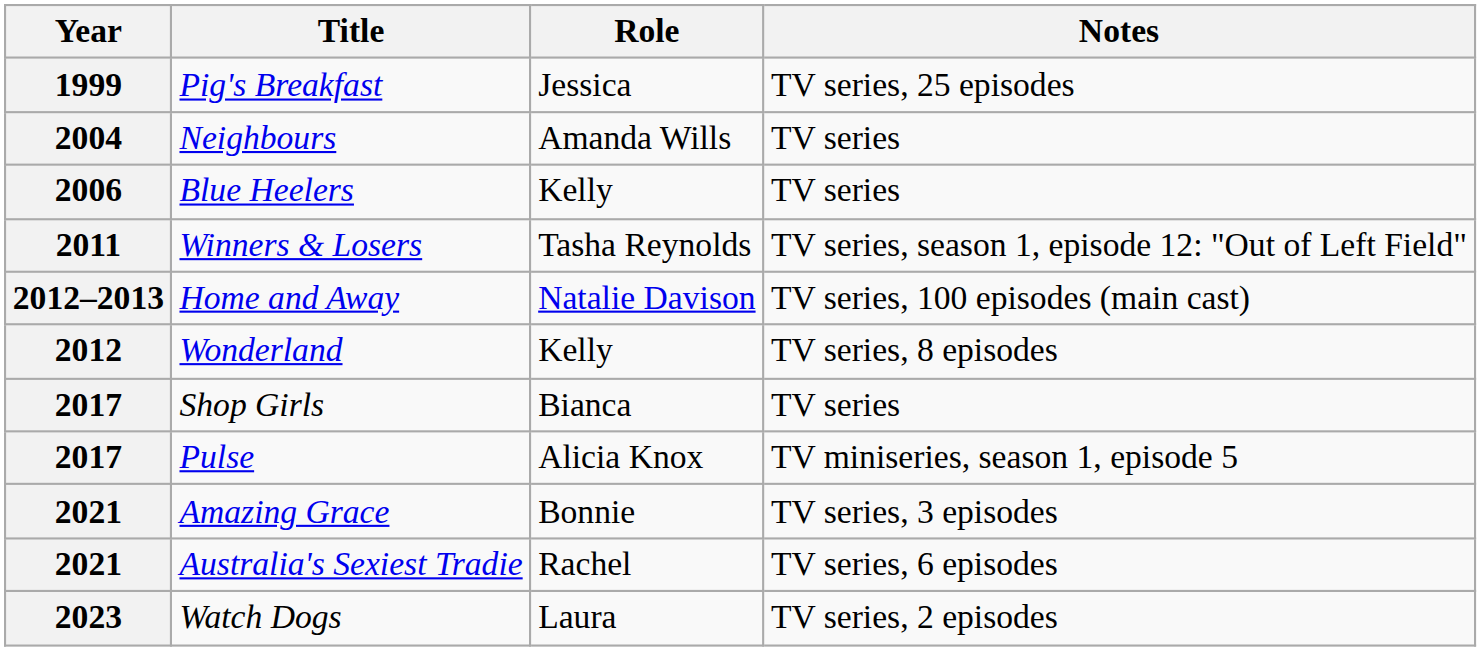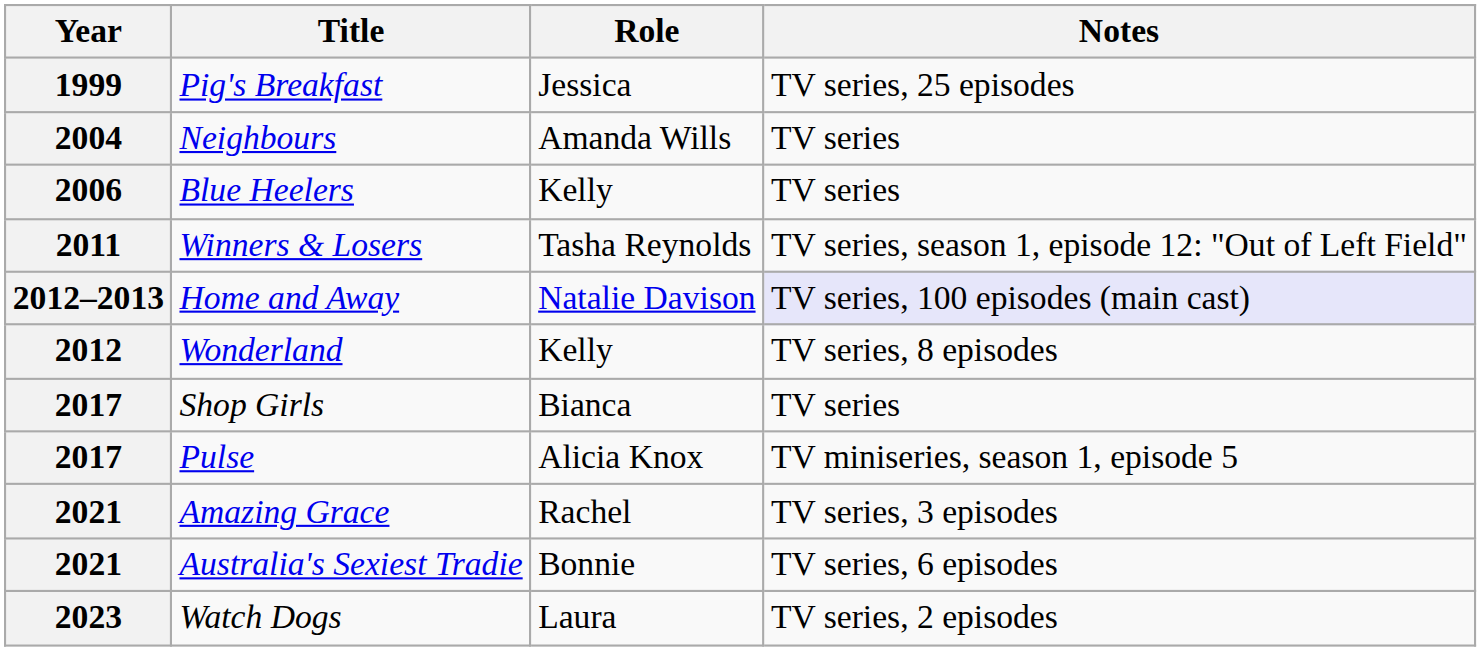(1011, 297) no background -> (1011, 297) lavender background
(587, 510) Bonnie -> (585, 510) Rachel
(585, 564) Rachel -> (587, 564) Bonnie
